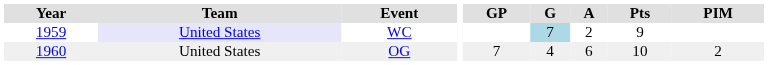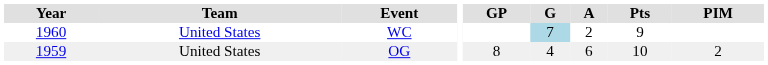(51, 32) 1959 -> (51, 32) 1960
(220, 32) lavender background -> (220, 32) no background
(51, 51) 1960 -> (51, 51) 1959
(497, 51) 7 -> (497, 51) 8
